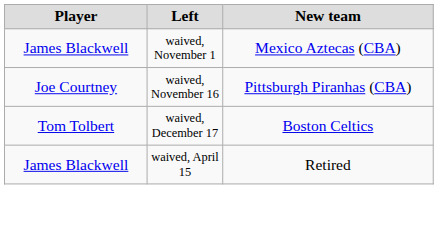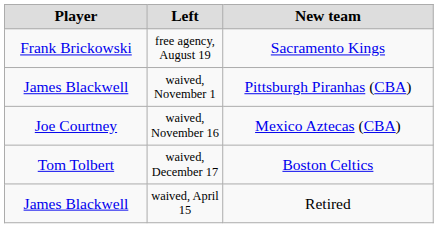+ row: (185, 48)
(328, 48) Mexico Aztecas (CBA) -> (328, 87) Pittsburgh Piranhas (CBA)
(328, 87) Pittsburgh Piranhas (CBA) -> (328, 126) Mexico Aztecas (CBA)
